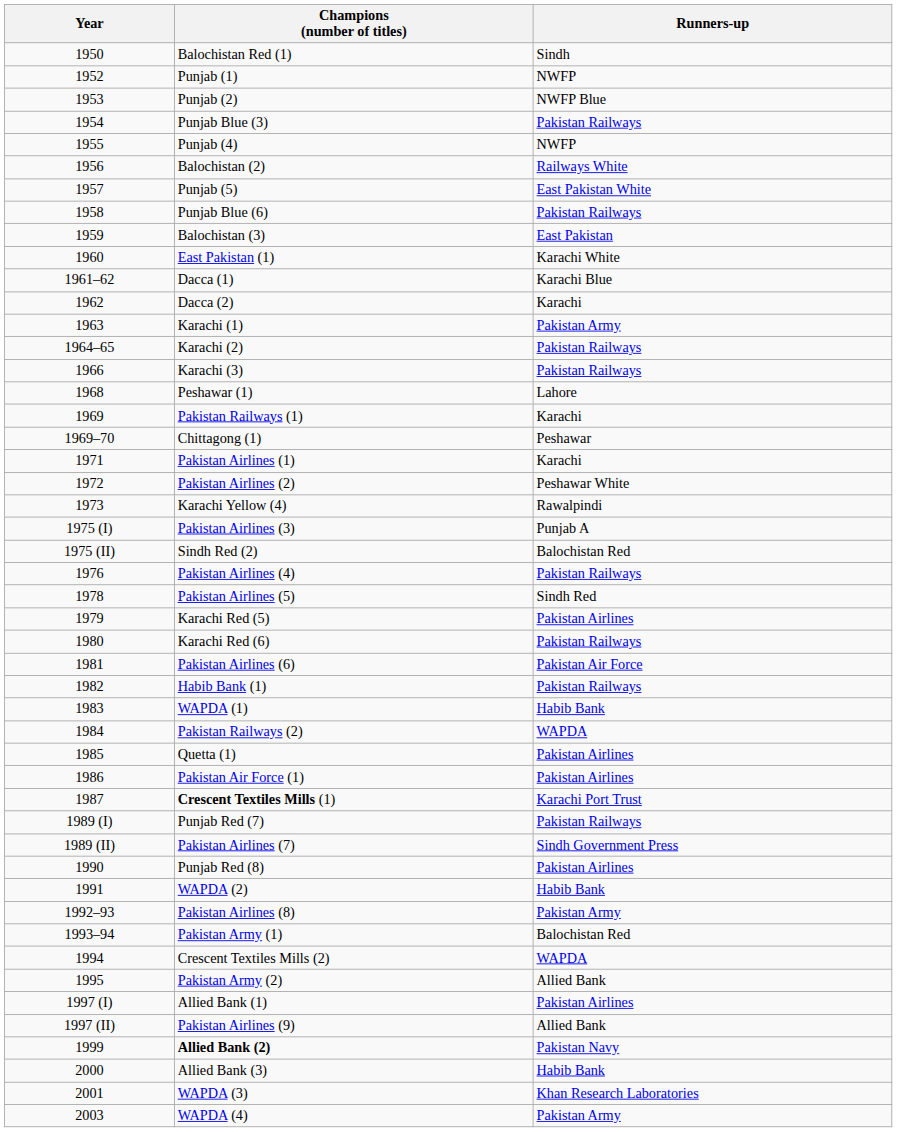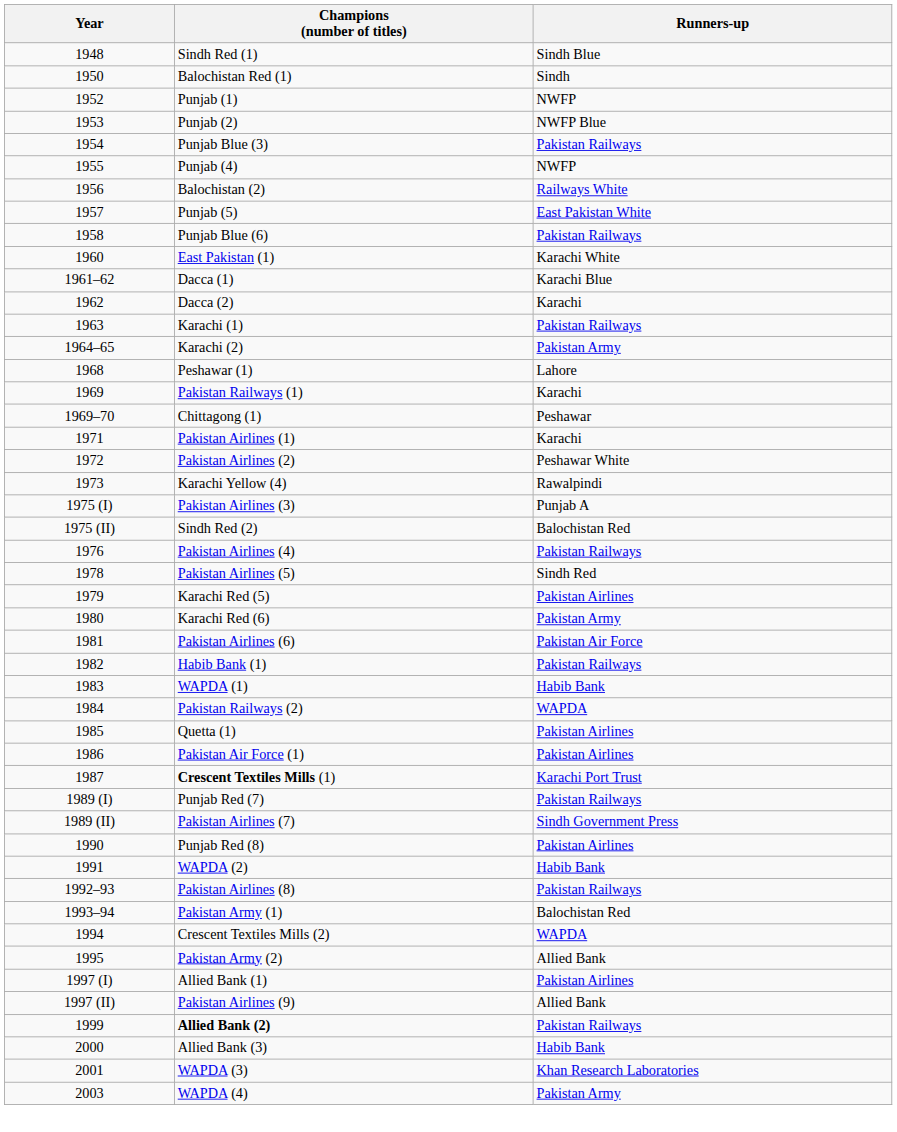+ row: (218, 54)
- row: (221, 235)
(579, 325) Pakistan Army -> (589, 325) Pakistan Railways
(589, 347) Pakistan Railways -> (579, 347) Pakistan Army
- row: (210, 370)
(589, 641) Pakistan Railways -> (579, 618) Pakistan Army
(579, 912) Pakistan Army -> (589, 889) Pakistan Railways
(578, 1048) Pakistan Navy -> (589, 1025) Pakistan Railways
